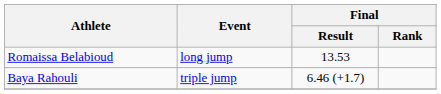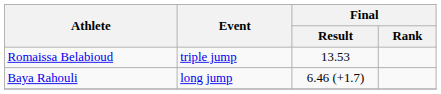(206, 57) long jump -> (208, 57) triple jump
(208, 78) triple jump -> (206, 78) long jump
